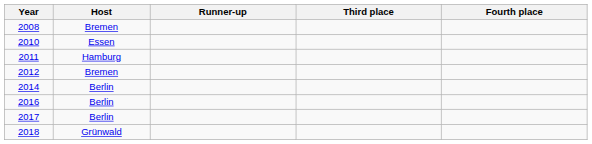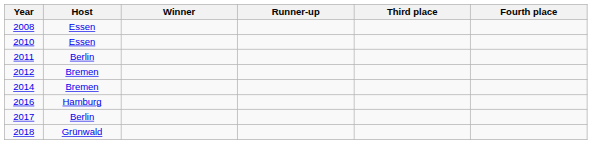+ column: (179, 12)
(101, 27) Bremen -> (82, 27) Essen
(101, 57) Hamburg -> (82, 57) Berlin
(101, 87) Berlin -> (82, 87) Bremen
(101, 102) Berlin -> (82, 102) Hamburg
